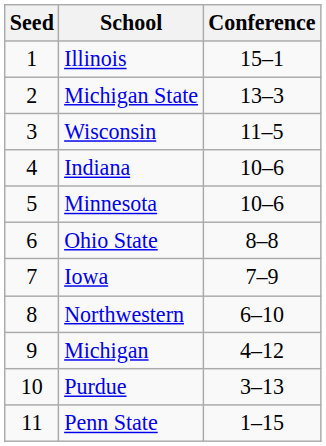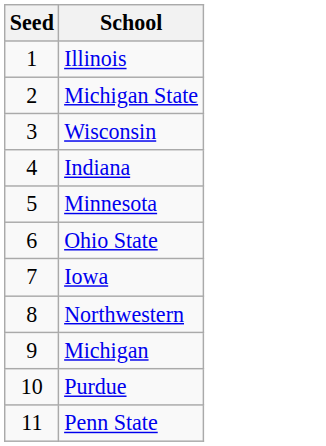- column: (262, 22)
